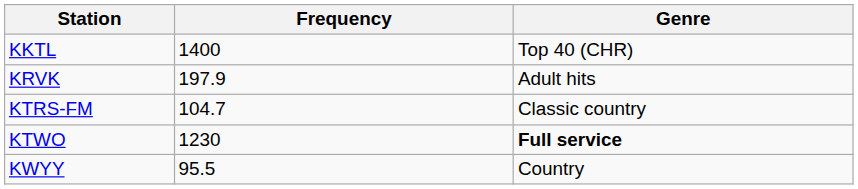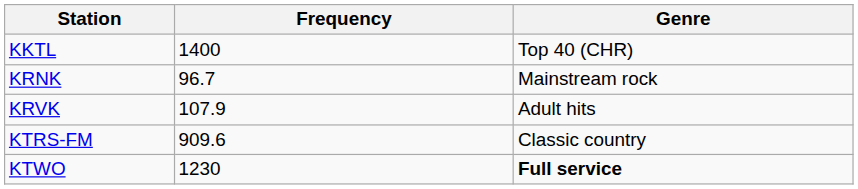+ row: (35, 79)
(202, 79) 197.9 -> (202, 109) 107.9
(202, 109) 104.7 -> (202, 139) 909.6
- row: (37, 169)
